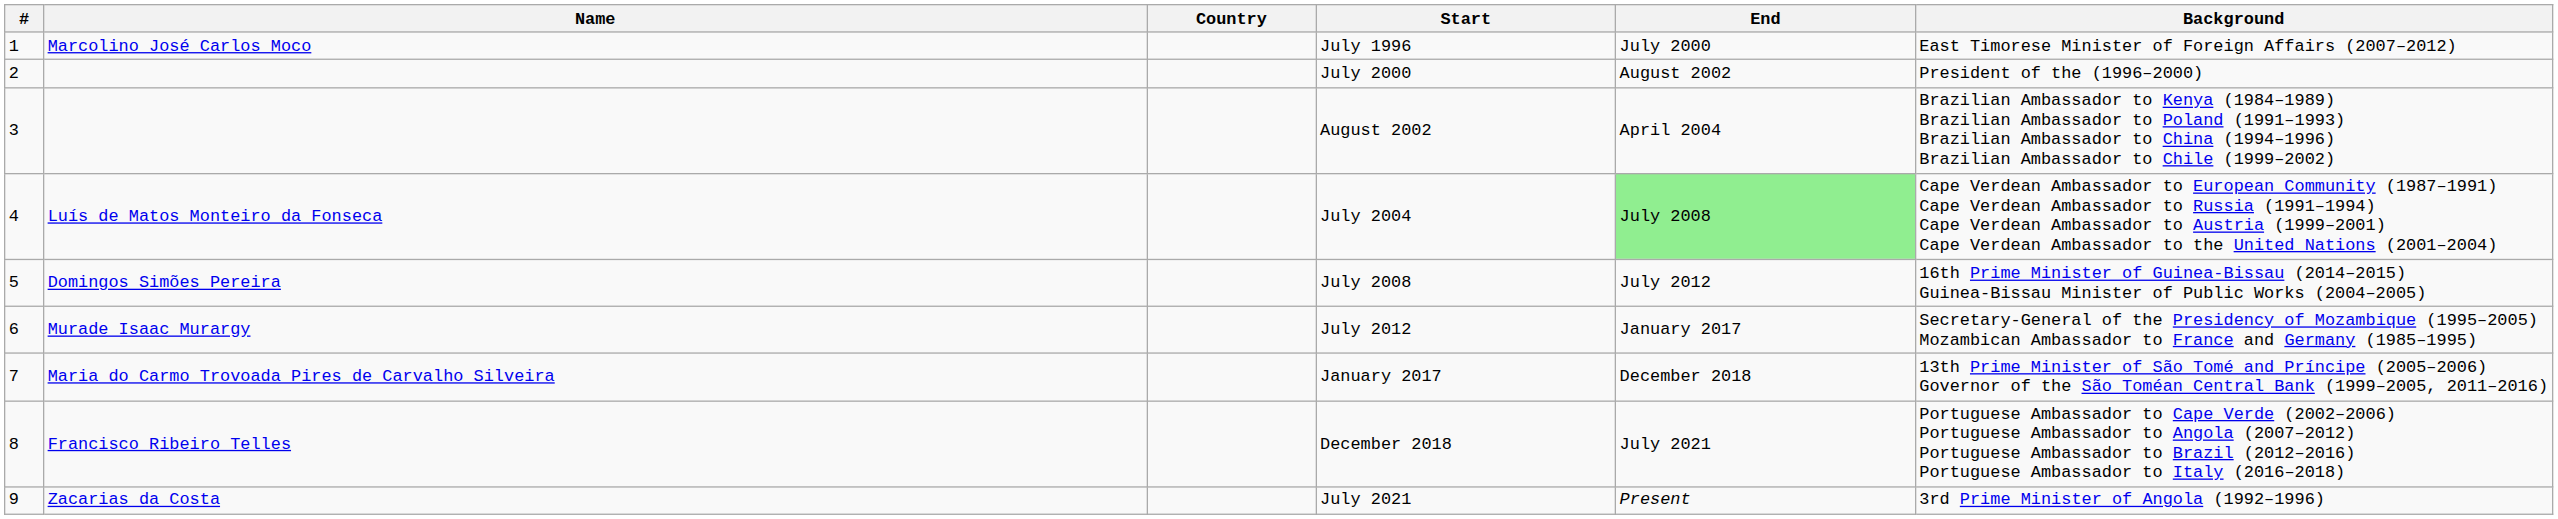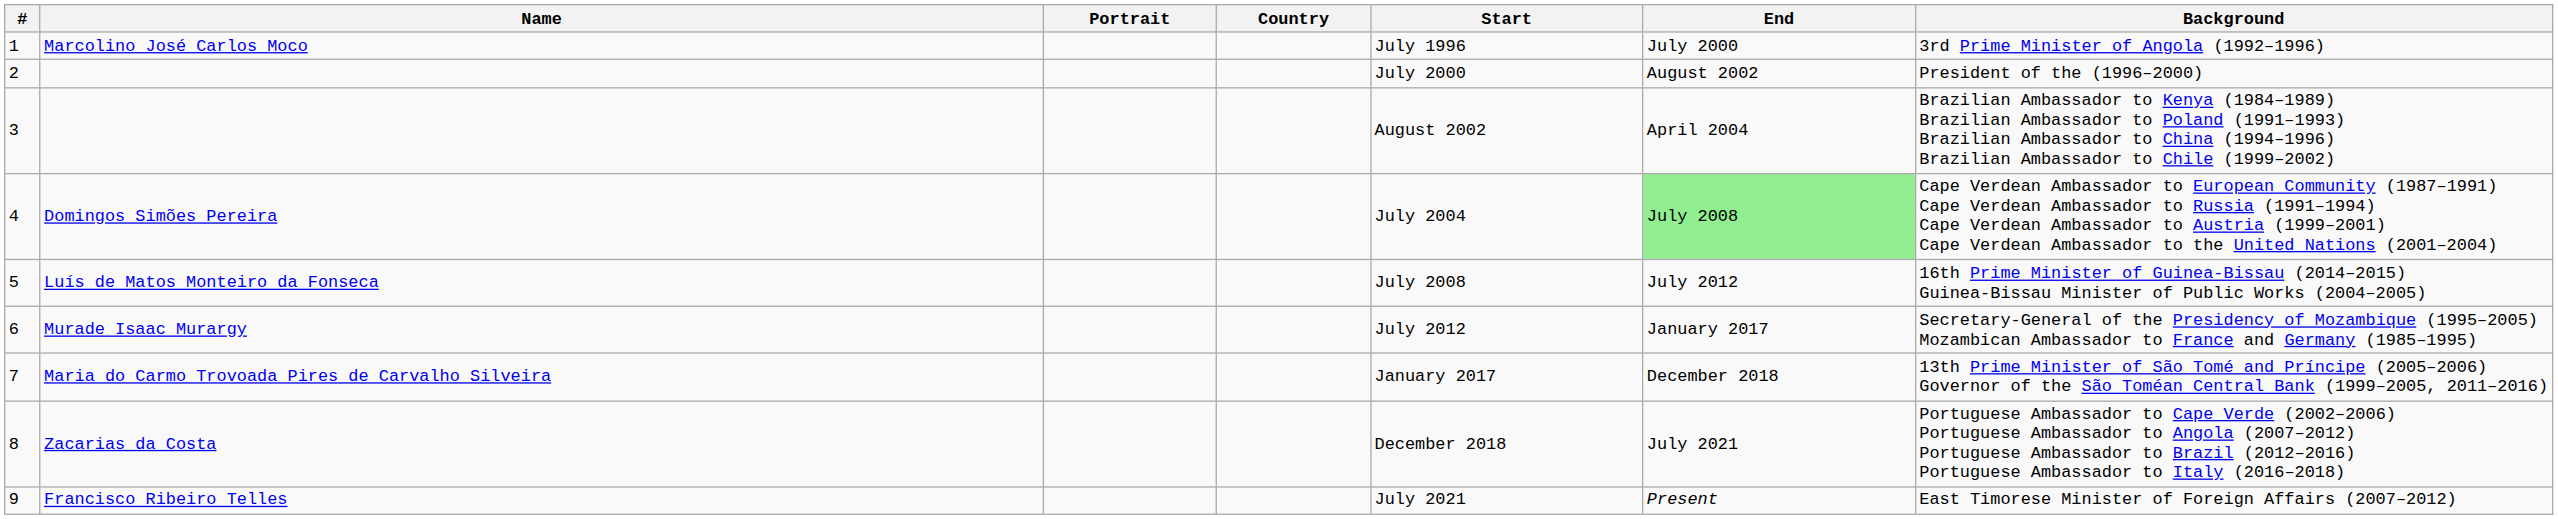+ column: (1130, 18)
(2188, 46) East Timorese Minister of Foreign Affairs (2007–2012) -> (2122, 46) 3rd Prime Minister of Angola (1992–1996)
(215, 216) Luís de Matos Monteiro da Fonseca -> (161, 216) Domingos Simões Pereira
(164, 283) Domingos Simões Pereira -> (211, 283) Luís de Matos Monteiro da Fonseca
(169, 444) Francisco Ribeiro Telles -> (130, 444) Zacarias da Costa
(134, 500) Zacarias da Costa -> (166, 500) Francisco Ribeiro Telles
(2122, 500) 3rd Prime Minister of Angola (1992–1996) -> (2188, 500) East Timorese Minister of Foreign Affairs (2007–2012)
